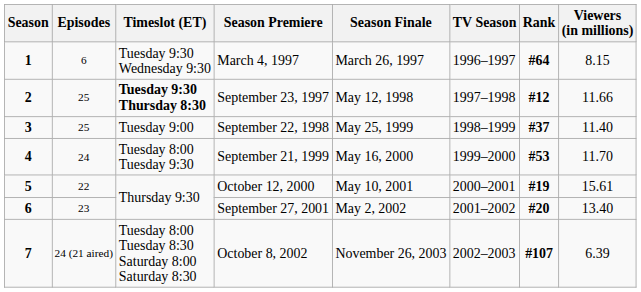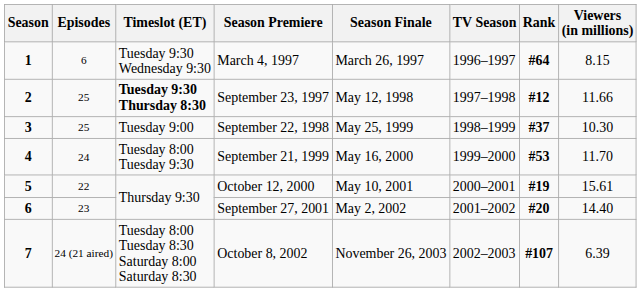(597, 127) 11.40 -> (597, 127) 10.30
(597, 208) 13.40 -> (597, 208) 14.40
